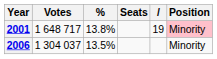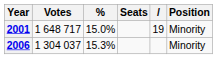(100, 29) 13.8% -> (100, 29) 15.0%
(187, 29) pink background -> (187, 29) no background
(100, 45) 13.5% -> (100, 45) 15.3%
